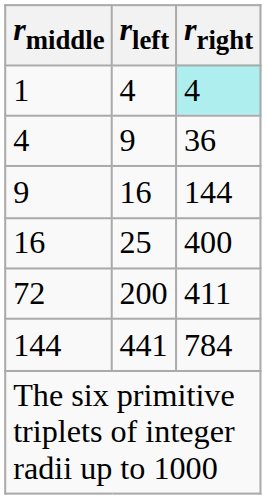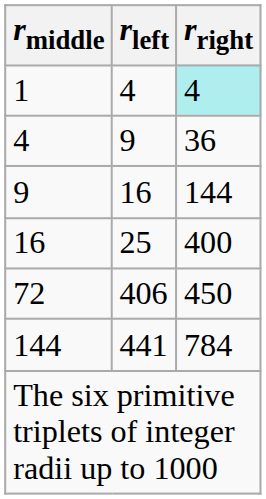(144, 293) 200 -> (144, 293) 406
(207, 293) 411 -> (208, 293) 450
